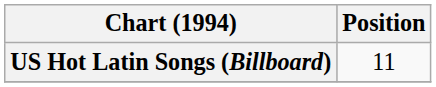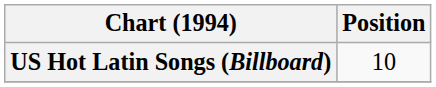(384, 61) 11 -> (384, 61) 10
